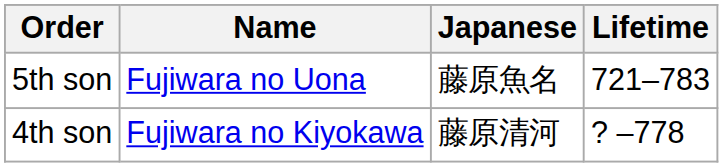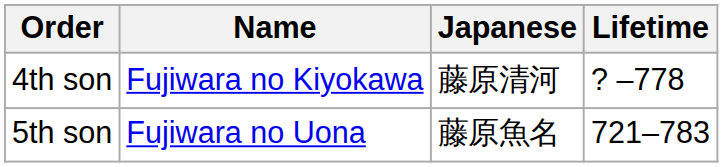rows swapped: (62, 134) <-> (62, 80)
